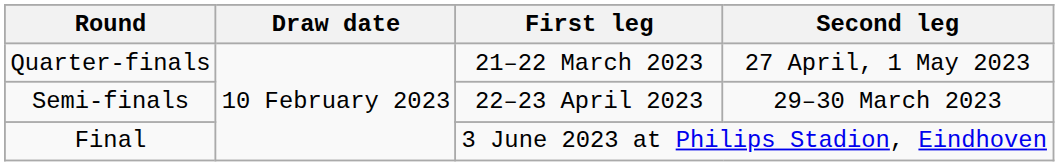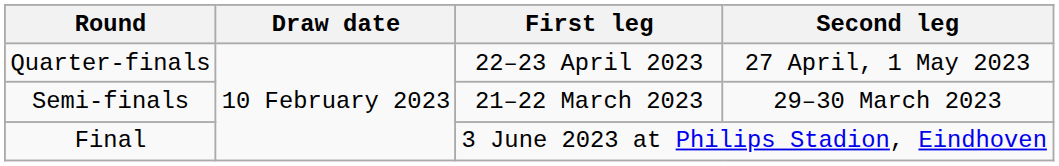(589, 63) 21–22 March 2023 -> (589, 63) 22–23 April 2023
(589, 102) 22–23 April 2023 -> (589, 102) 21–22 March 2023
